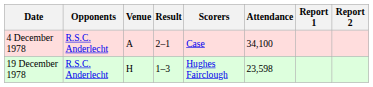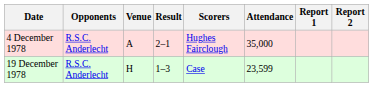(196, 43) Case -> (207, 43) Hughes Fairclough
(260, 43) 34,100 -> (260, 43) 35,000
(207, 69) Hughes Fairclough -> (196, 69) Case
(260, 69) 23,598 -> (260, 69) 23,599
